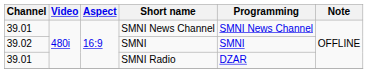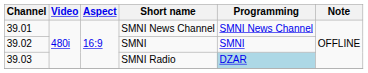(19, 60) 39.01 -> (19, 60) 39.03
(233, 60) no background -> (233, 60) lightblue background
